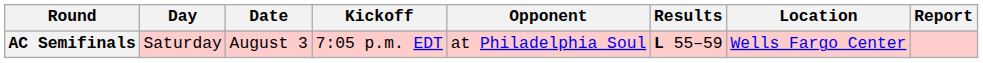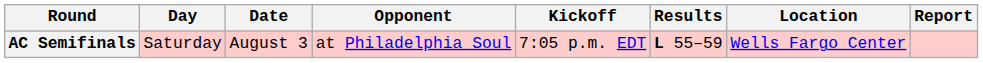columns swapped: (379, 18) <-> (548, 18)
